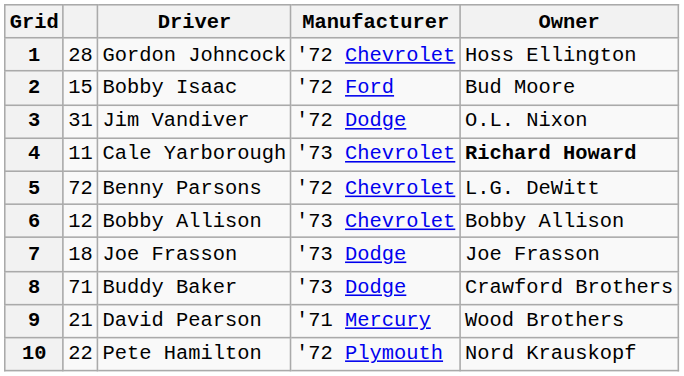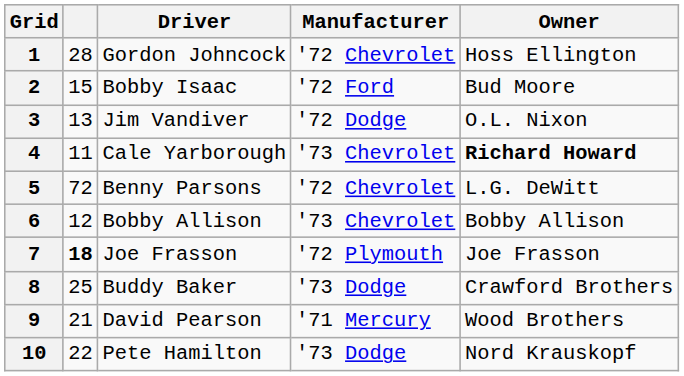(81, 121) 31 -> (81, 121) 13
(81, 254) normal -> (81, 254) bold
(351, 254) '73 Dodge -> (370, 254) '72 Plymouth
(81, 288) 71 -> (81, 288) 25
(370, 354) '72 Plymouth -> (351, 354) '73 Dodge
